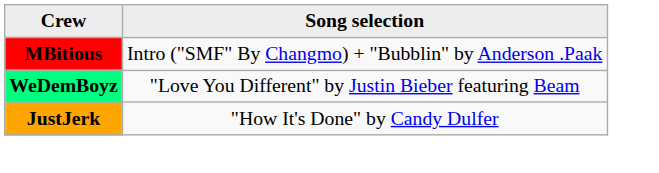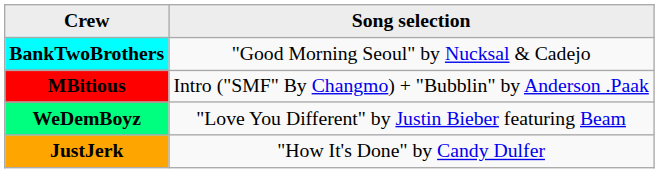+ row: (87, 53)
